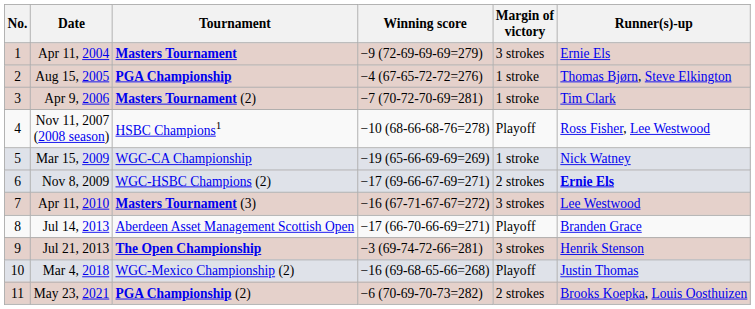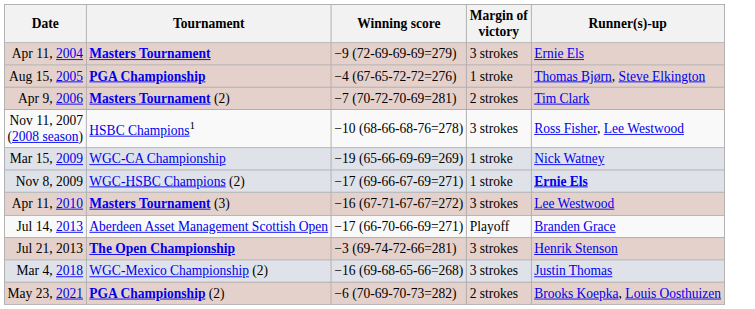- column: (18, 23)
(517, 98) 1 stroke -> (494, 98) 2 strokes
(516, 129) Playoff -> (494, 129) 3 strokes
(520, 181) 2 strokes -> (491, 181) 1 stroke
(516, 270) Playoff -> (494, 270) 3 strokes
